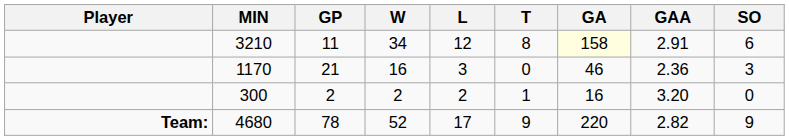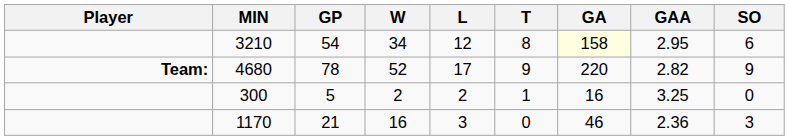(330, 43) 11 -> (330, 43) 54
(673, 43) 2.91 -> (673, 43) 2.95
rows swapped: (254, 69) <-> (254, 122)
(330, 95) 2 -> (330, 95) 5
(673, 95) 3.20 -> (673, 95) 3.25
